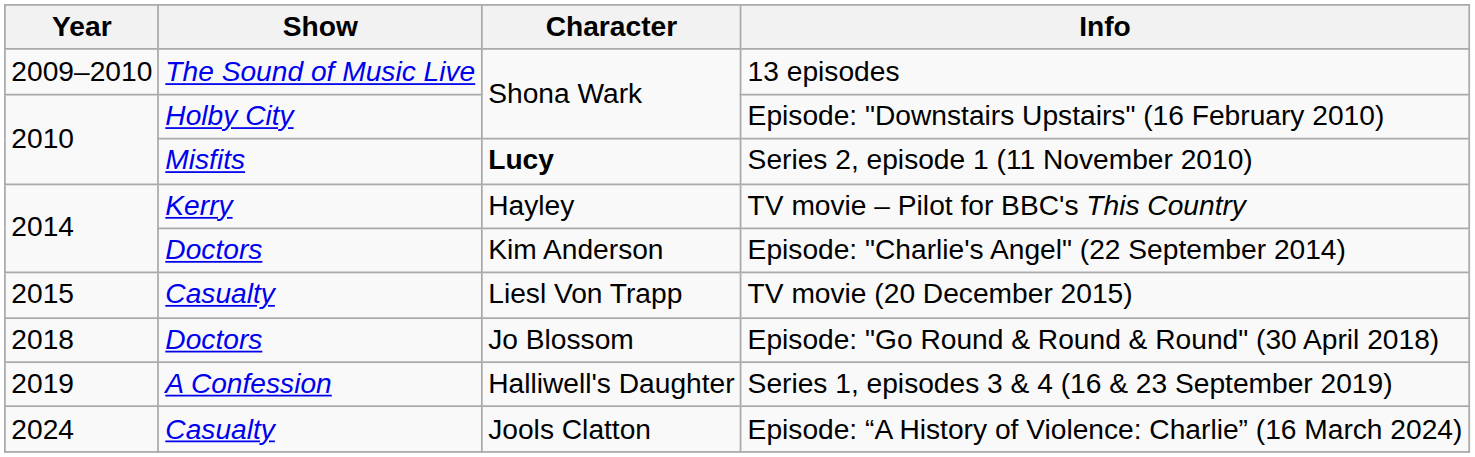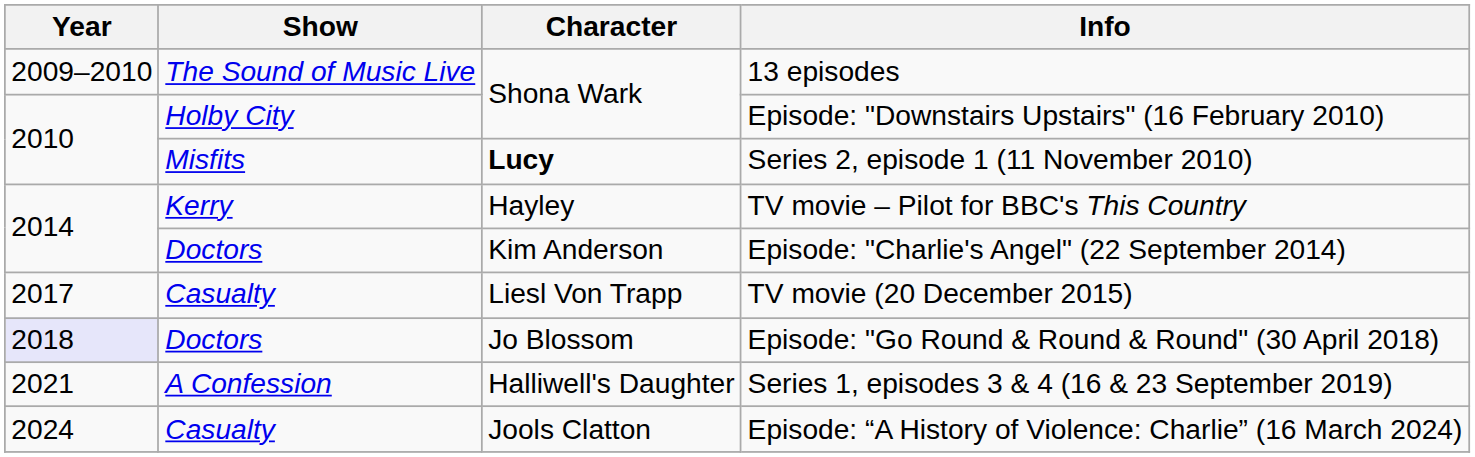(43, 294) 2015 -> (43, 294) 2017
(43, 339) no background -> (43, 339) lavender background
(43, 384) 2019 -> (43, 384) 2021
